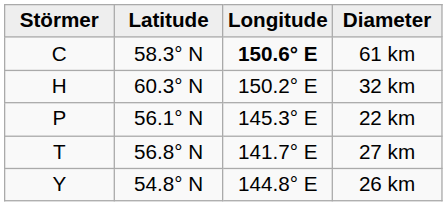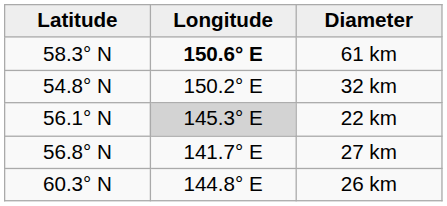- column: (59, 20)
(169, 86) 60.3° N -> (77, 86) 54.8° N
(278, 119) no background -> (223, 119) lightgrey background
(169, 184) 54.8° N -> (77, 184) 60.3° N
